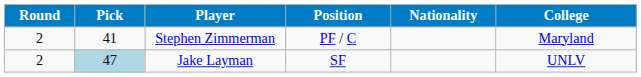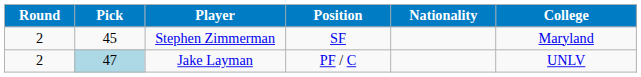(110, 38) 41 -> (110, 38) 45
(338, 38) PF / C -> (338, 38) SF
(338, 60) SF -> (338, 60) PF / C
